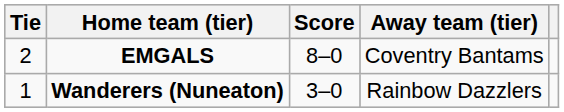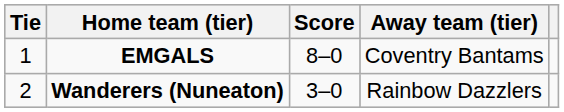(25, 56) 2 -> (25, 56) 1
(25, 90) 1 -> (25, 90) 2
